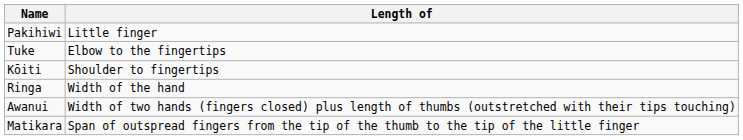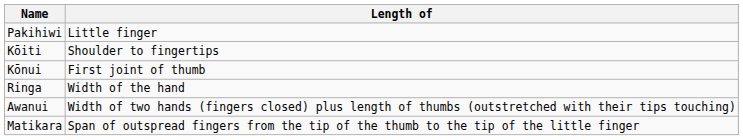- row: (21, 51)
+ row: (24, 70)
